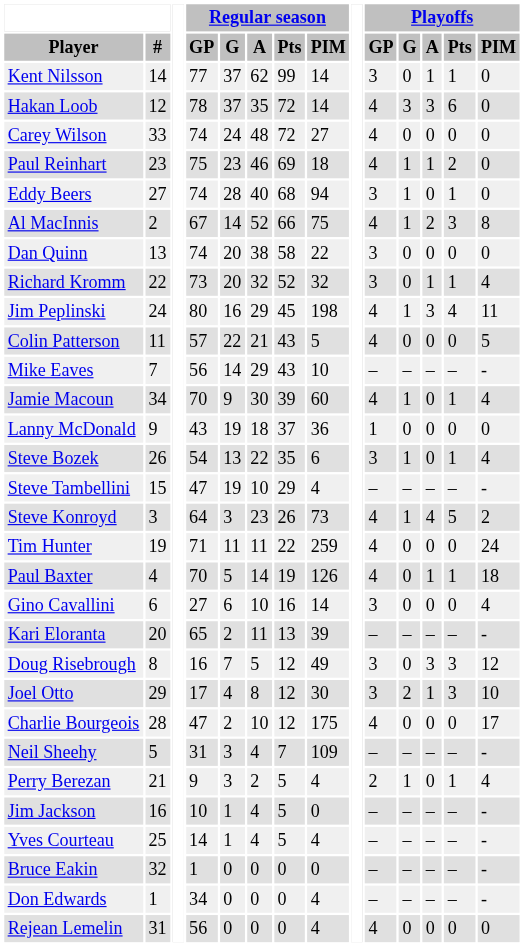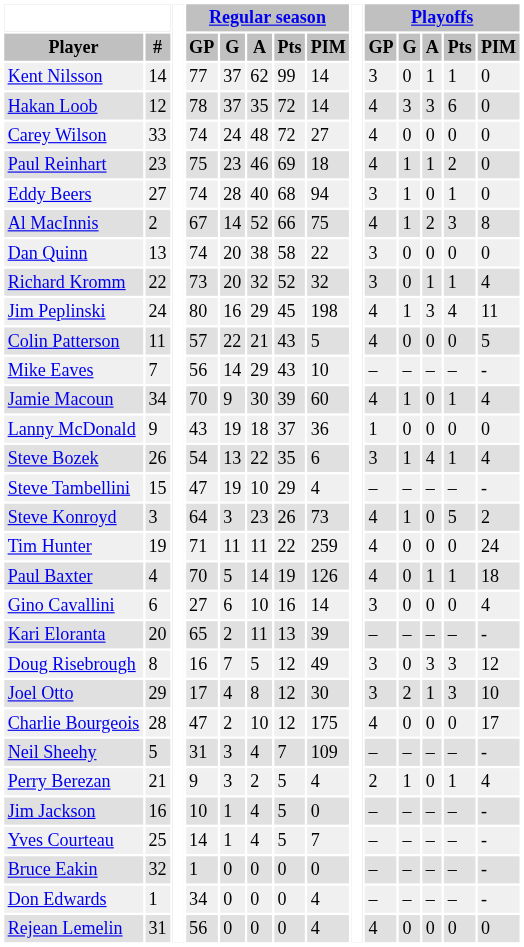(430, 458) 0 -> (430, 458) 4
(430, 517) 4 -> (430, 517) 0
(315, 840) 4 -> (315, 840) 7
